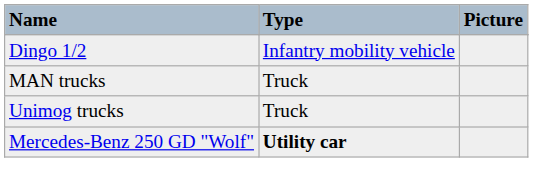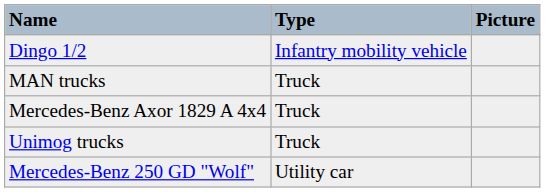+ row: (138, 111)
(305, 141) bold -> (314, 171) normal
